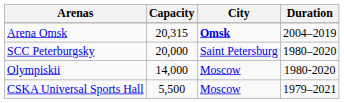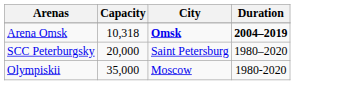(172, 32) 20,315 -> (123, 32) 10,318
(310, 32) normal -> (261, 32) bold
(172, 70) 14,000 -> (123, 70) 35,000
- row: (75, 88)
